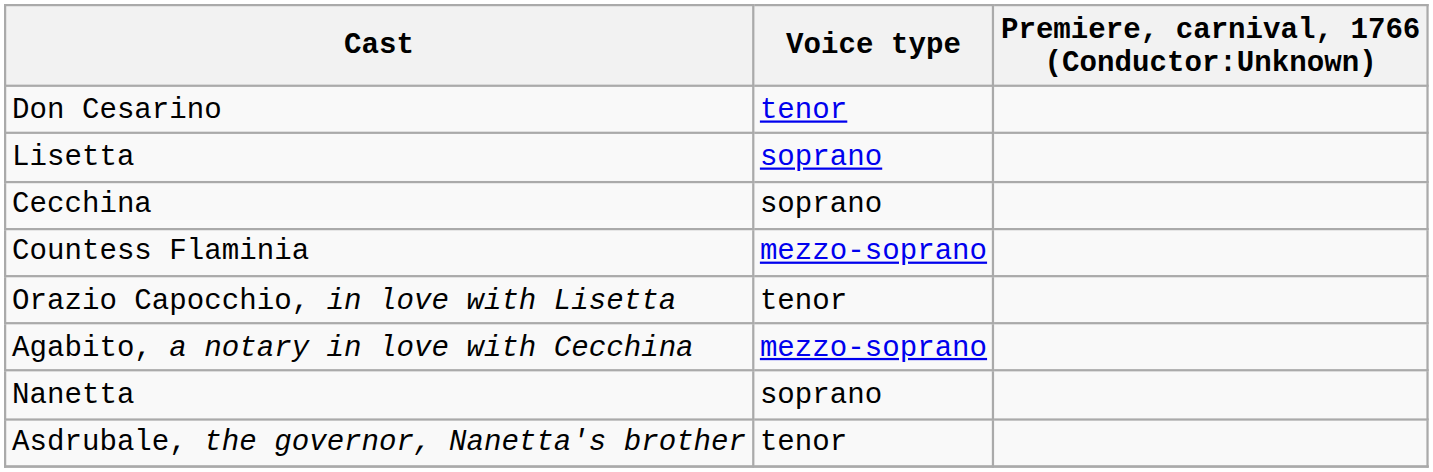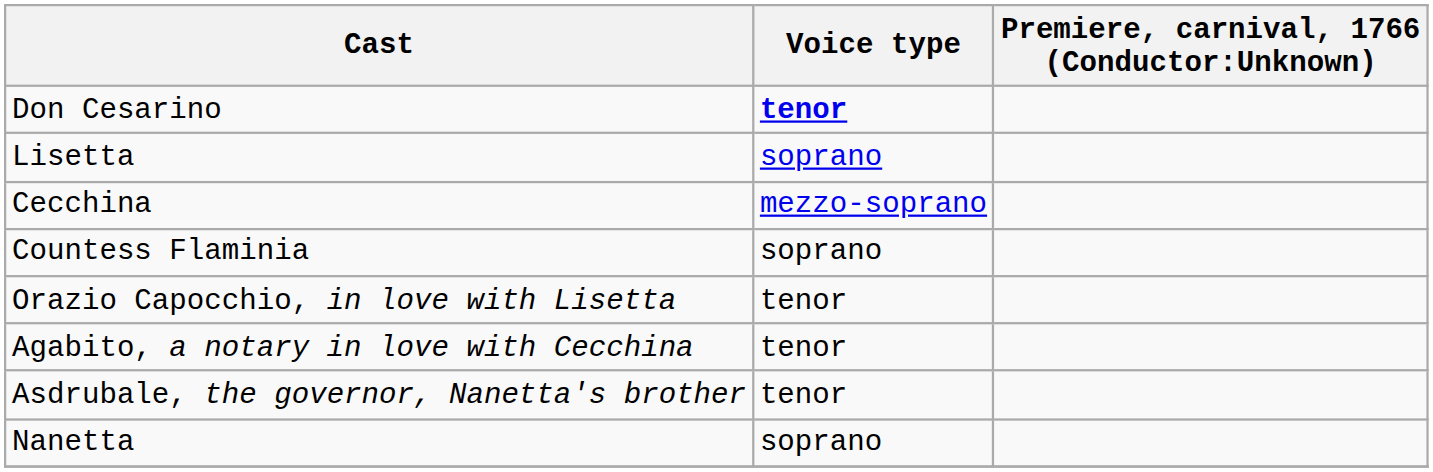(804, 110) normal -> (804, 110) bold
(821, 205) soprano -> (873, 205) mezzo-soprano
(873, 252) mezzo-soprano -> (821, 252) soprano
(873, 347) mezzo-soprano -> (804, 347) tenor
rows swapped: (73, 395) <-> (379, 442)
